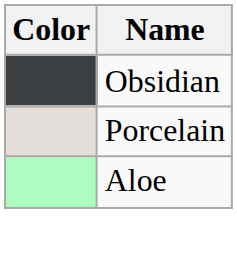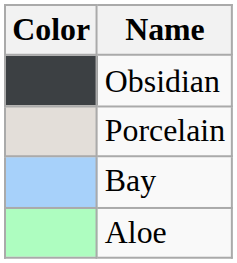+ row: (130, 181)
